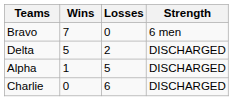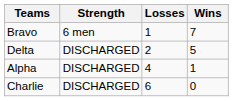columns swapped: (81, 13) <-> (187, 13)
(107, 31) 0 -> (148, 31) 1
(107, 68) 5 -> (148, 68) 4
